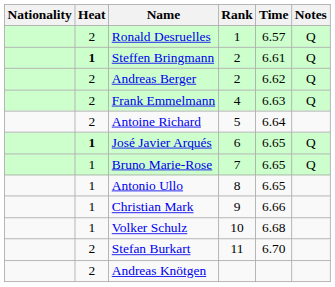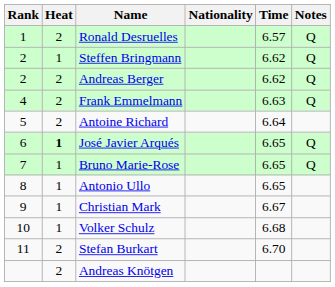columns swapped: (237, 15) <-> (40, 15)
(92, 57) bold -> (59, 57) normal
(274, 57) 6.61 -> (274, 57) 6.62
(274, 206) 6.66 -> (274, 206) 6.67
